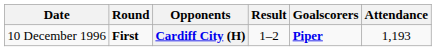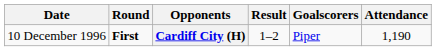(308, 35) bold -> (306, 35) normal
(396, 35) 1,193 -> (396, 35) 1,190
